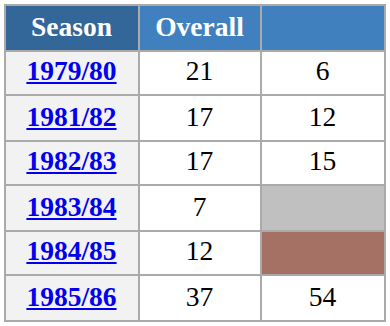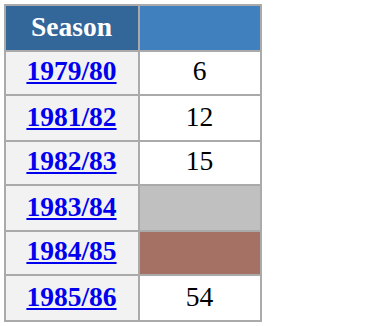- column: (199, 26)
